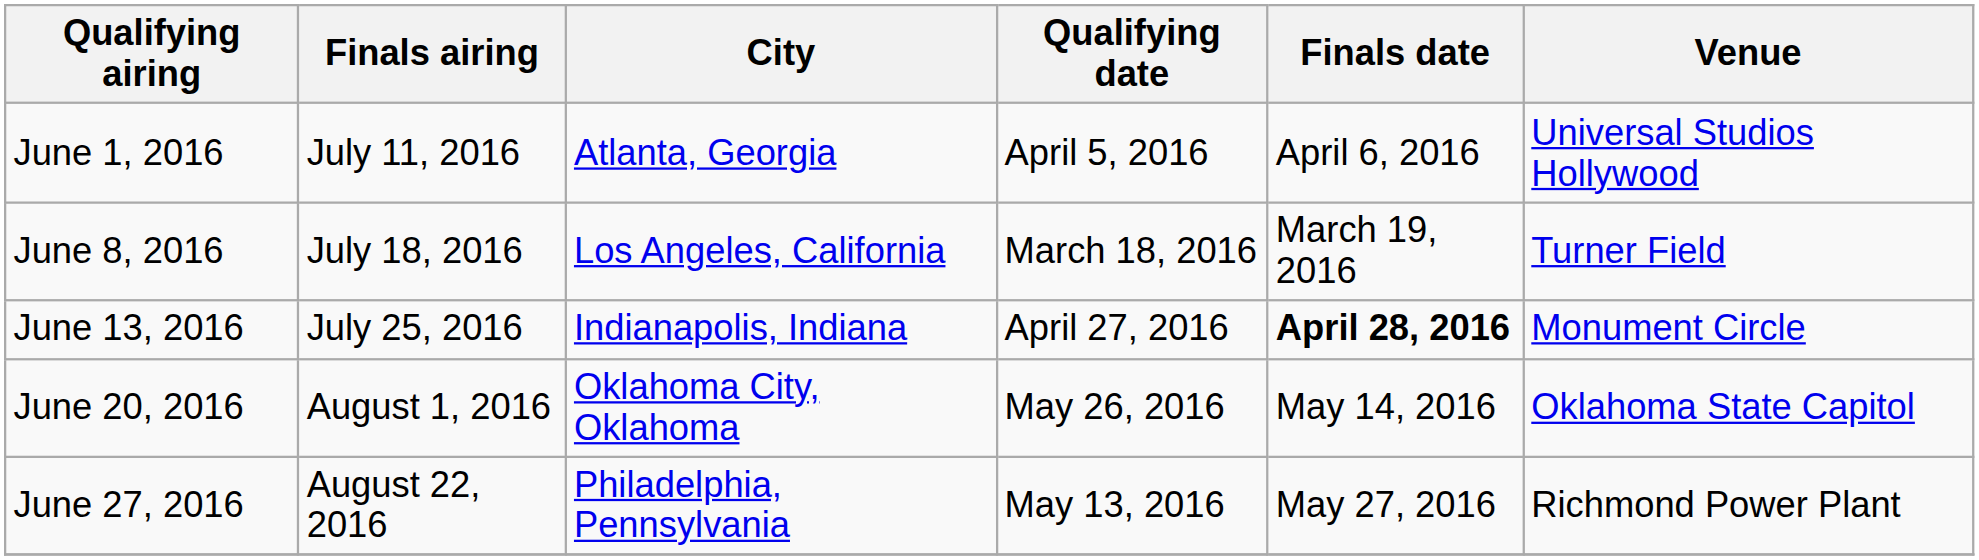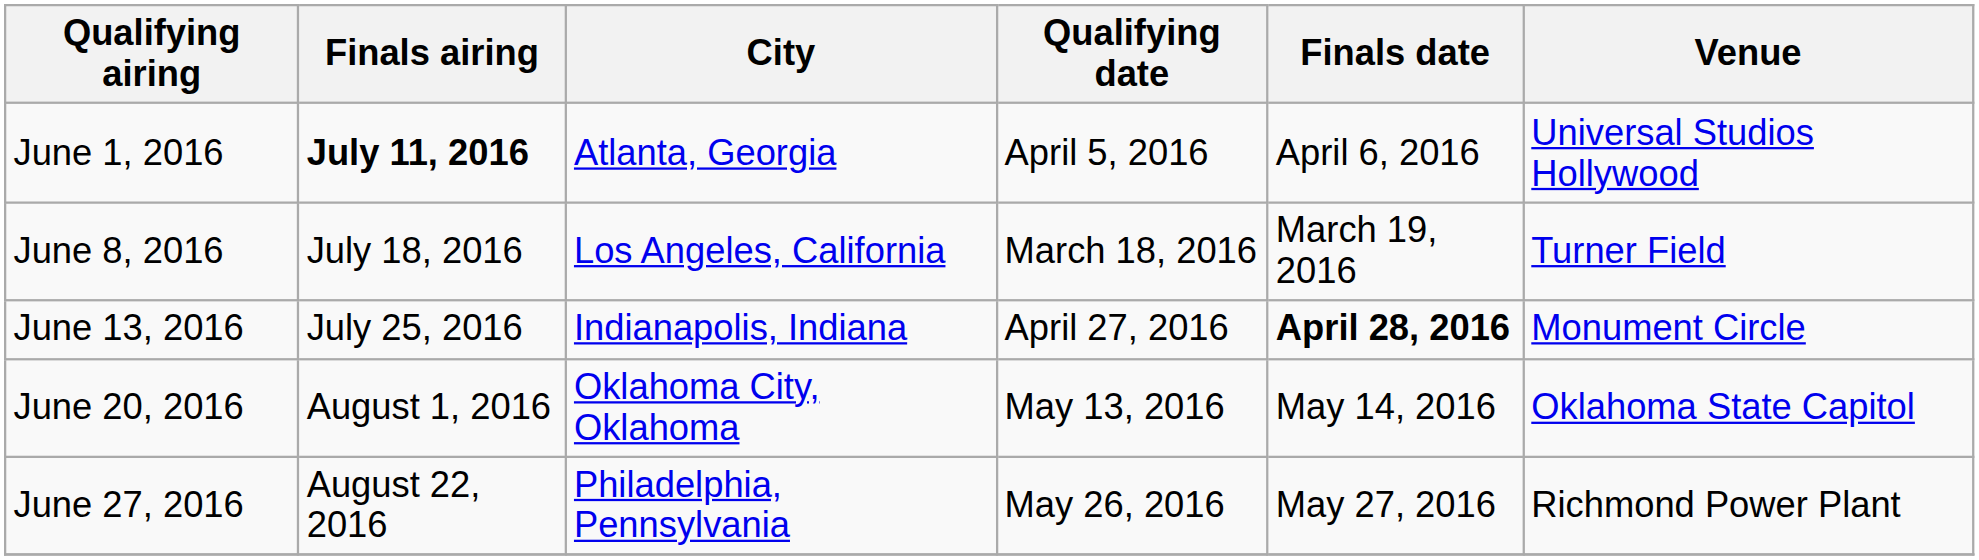(413, 152) normal -> (418, 152) bold
(1115, 406) May 26, 2016 -> (1115, 406) May 13, 2016
(1115, 505) May 13, 2016 -> (1115, 505) May 26, 2016
